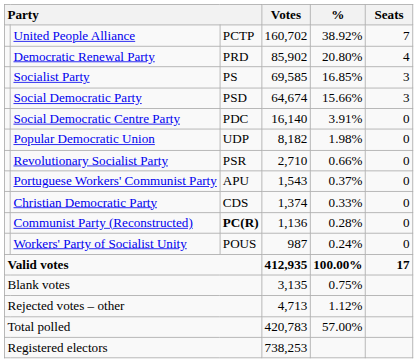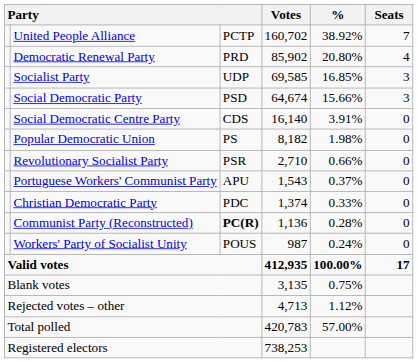(230, 77) PS -> (236, 77) UDP
(236, 118) PDC -> (236, 118) CDS
(236, 139) UDP -> (230, 139) PS
(236, 202) CDS -> (236, 202) PDC
